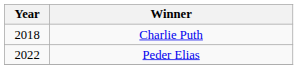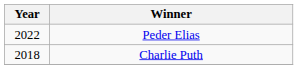rows swapped: (171, 34) <-> (171, 54)
